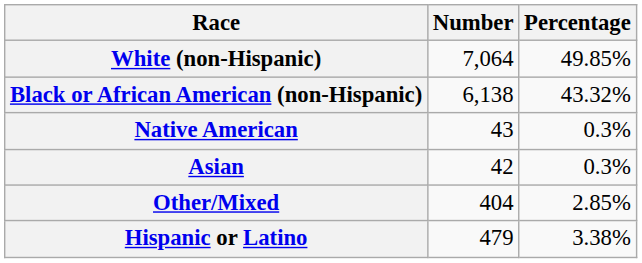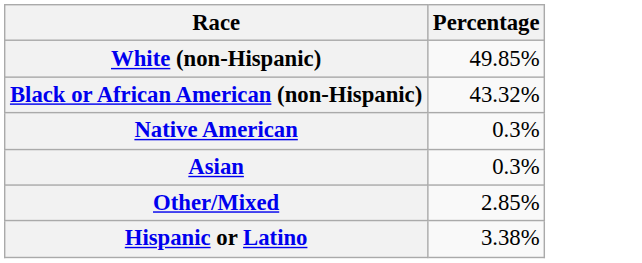- column: (473, 22)
